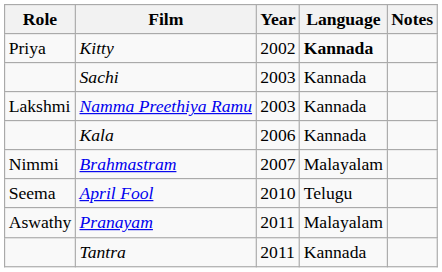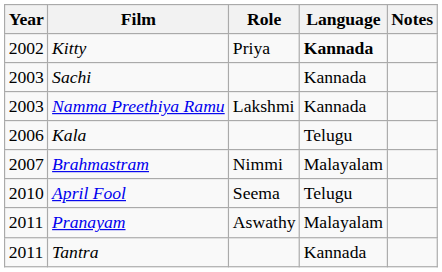columns swapped: (278, 19) <-> (40, 19)
(335, 135) Kannada -> (328, 135) Telugu
